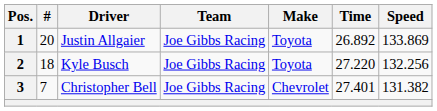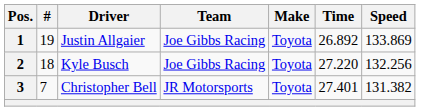(47, 40) 20 -> (47, 40) 19
(214, 88) Joe Gibbs Racing -> (208, 88) JR Motorsports
(300, 88) Chevrolet -> (292, 88) Toyota
